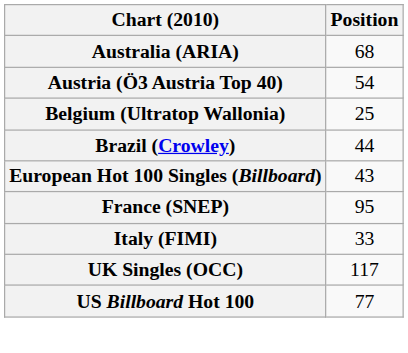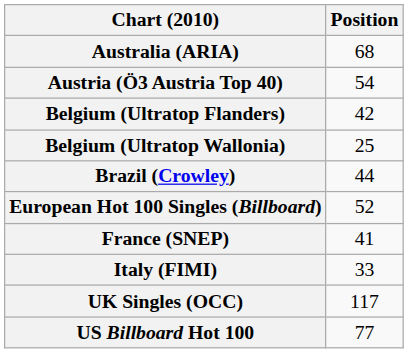+ row: (165, 113)
(365, 176) 43 -> (365, 207) 52
(365, 207) 95 -> (365, 238) 41
